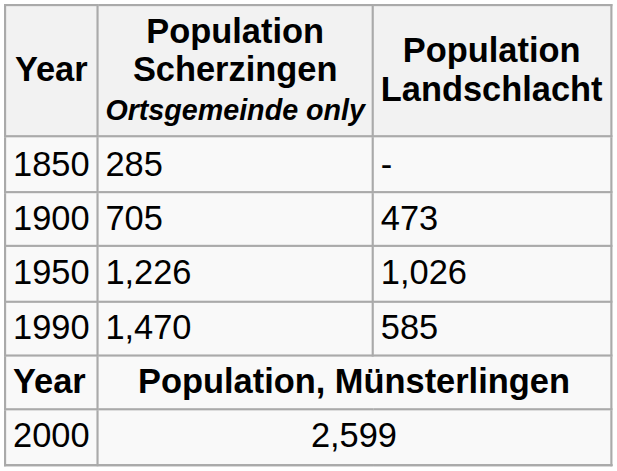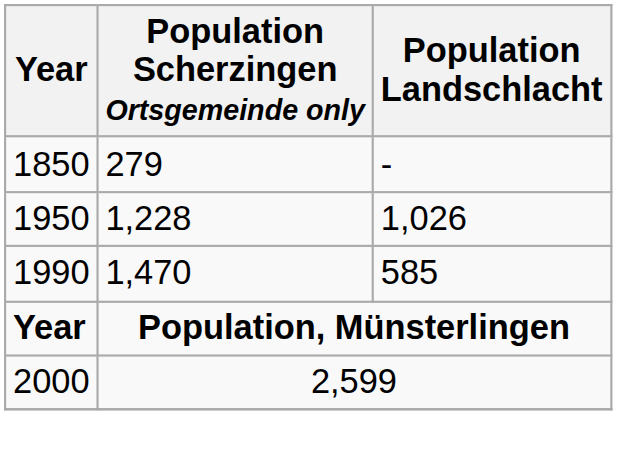(134, 163) 285 -> (134, 163) 279
- row: (51, 218)
(148, 272) 1,226 -> (148, 218) 1,228
